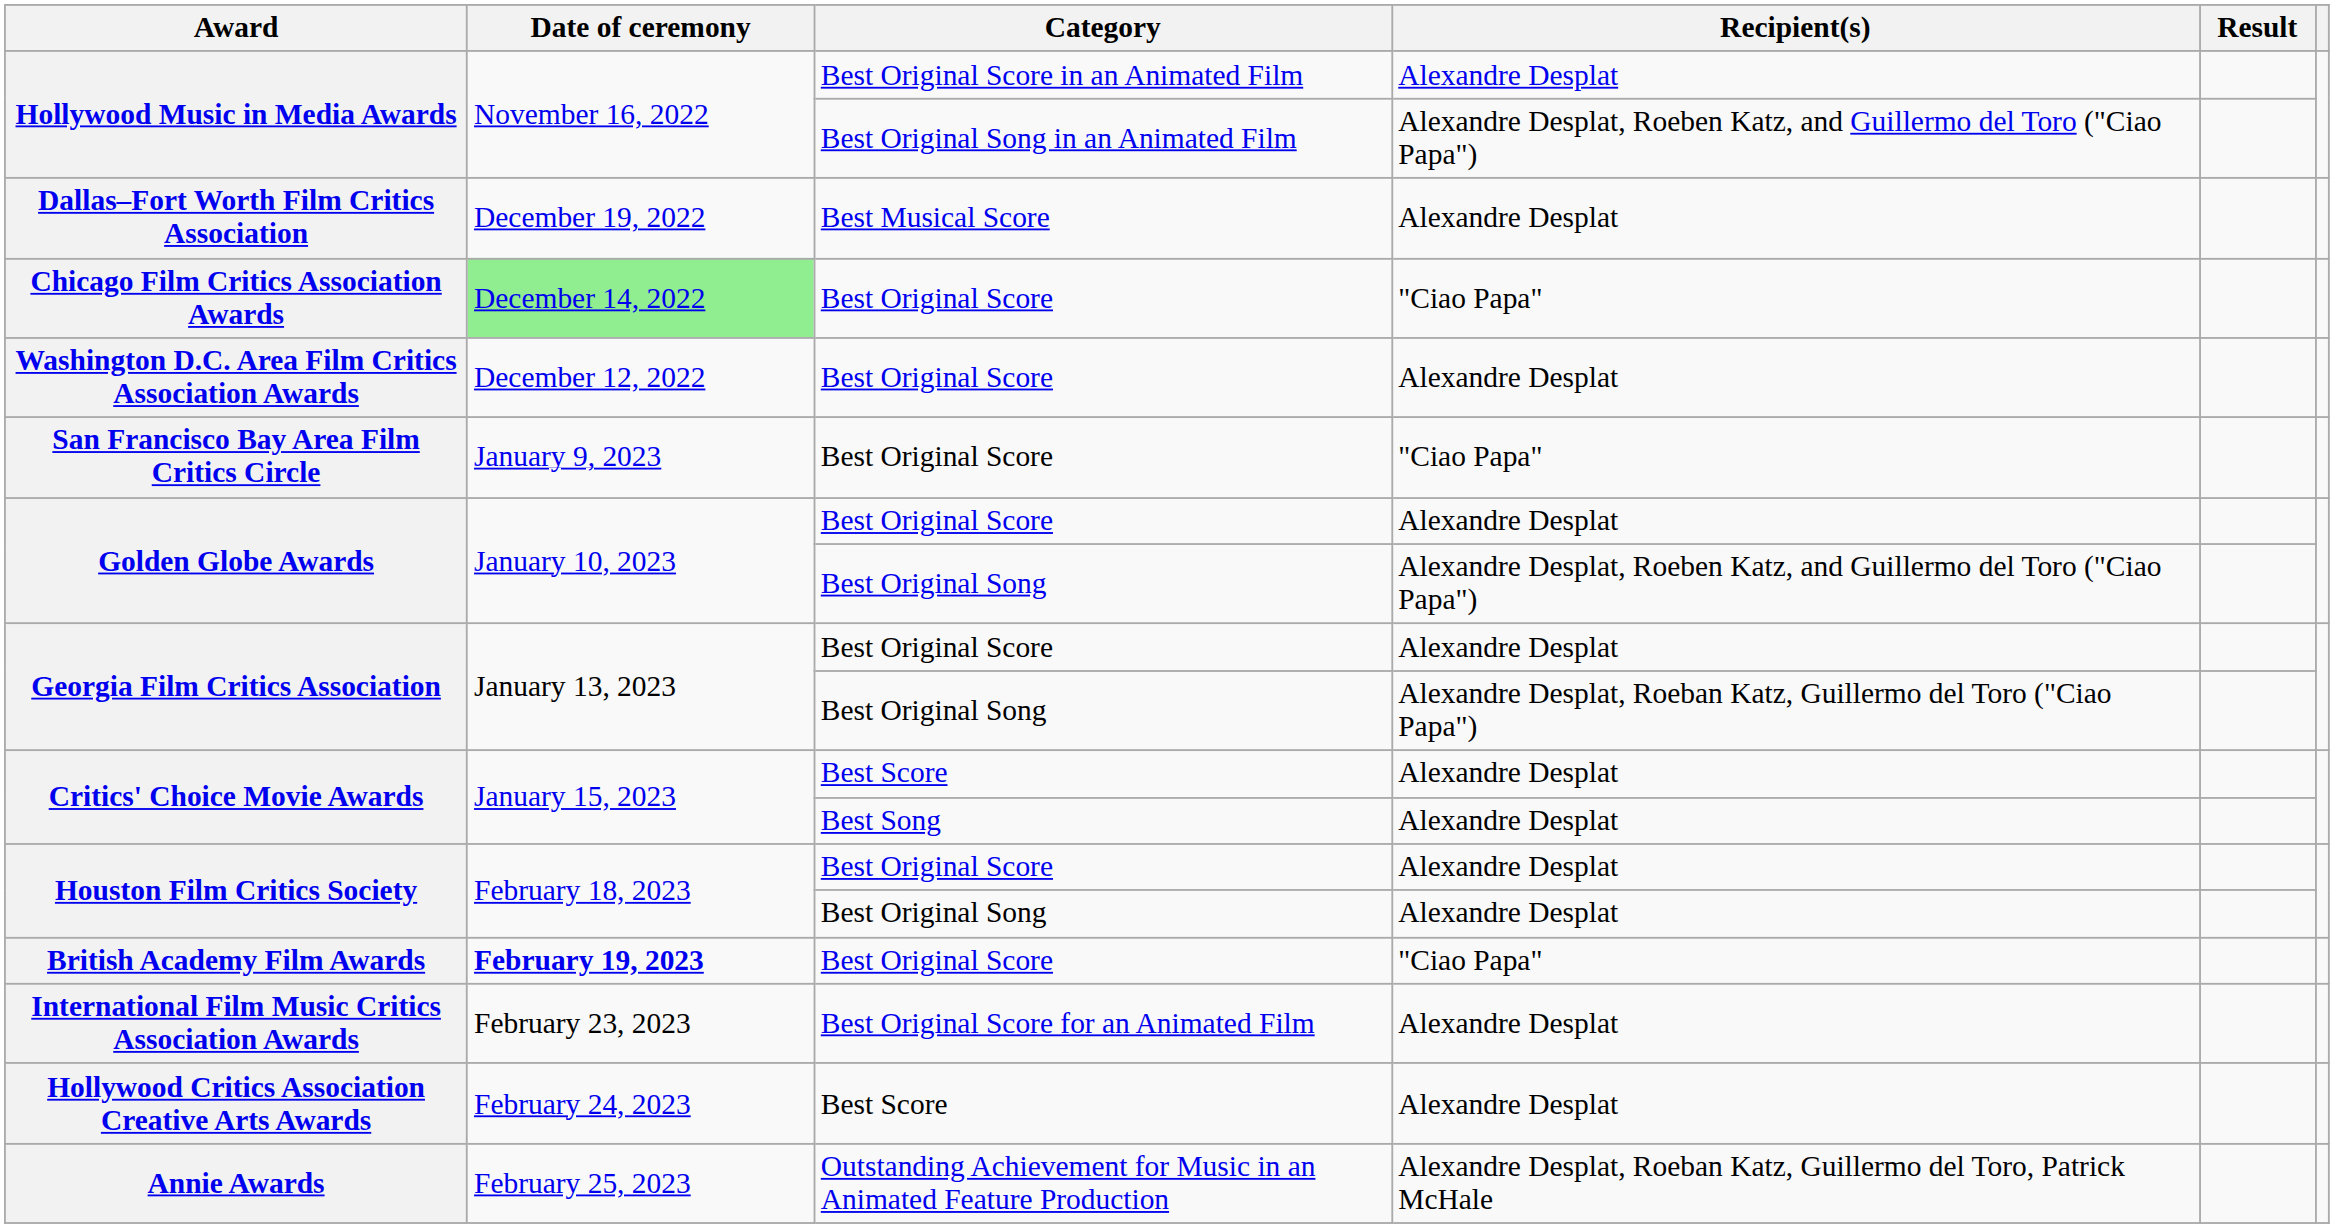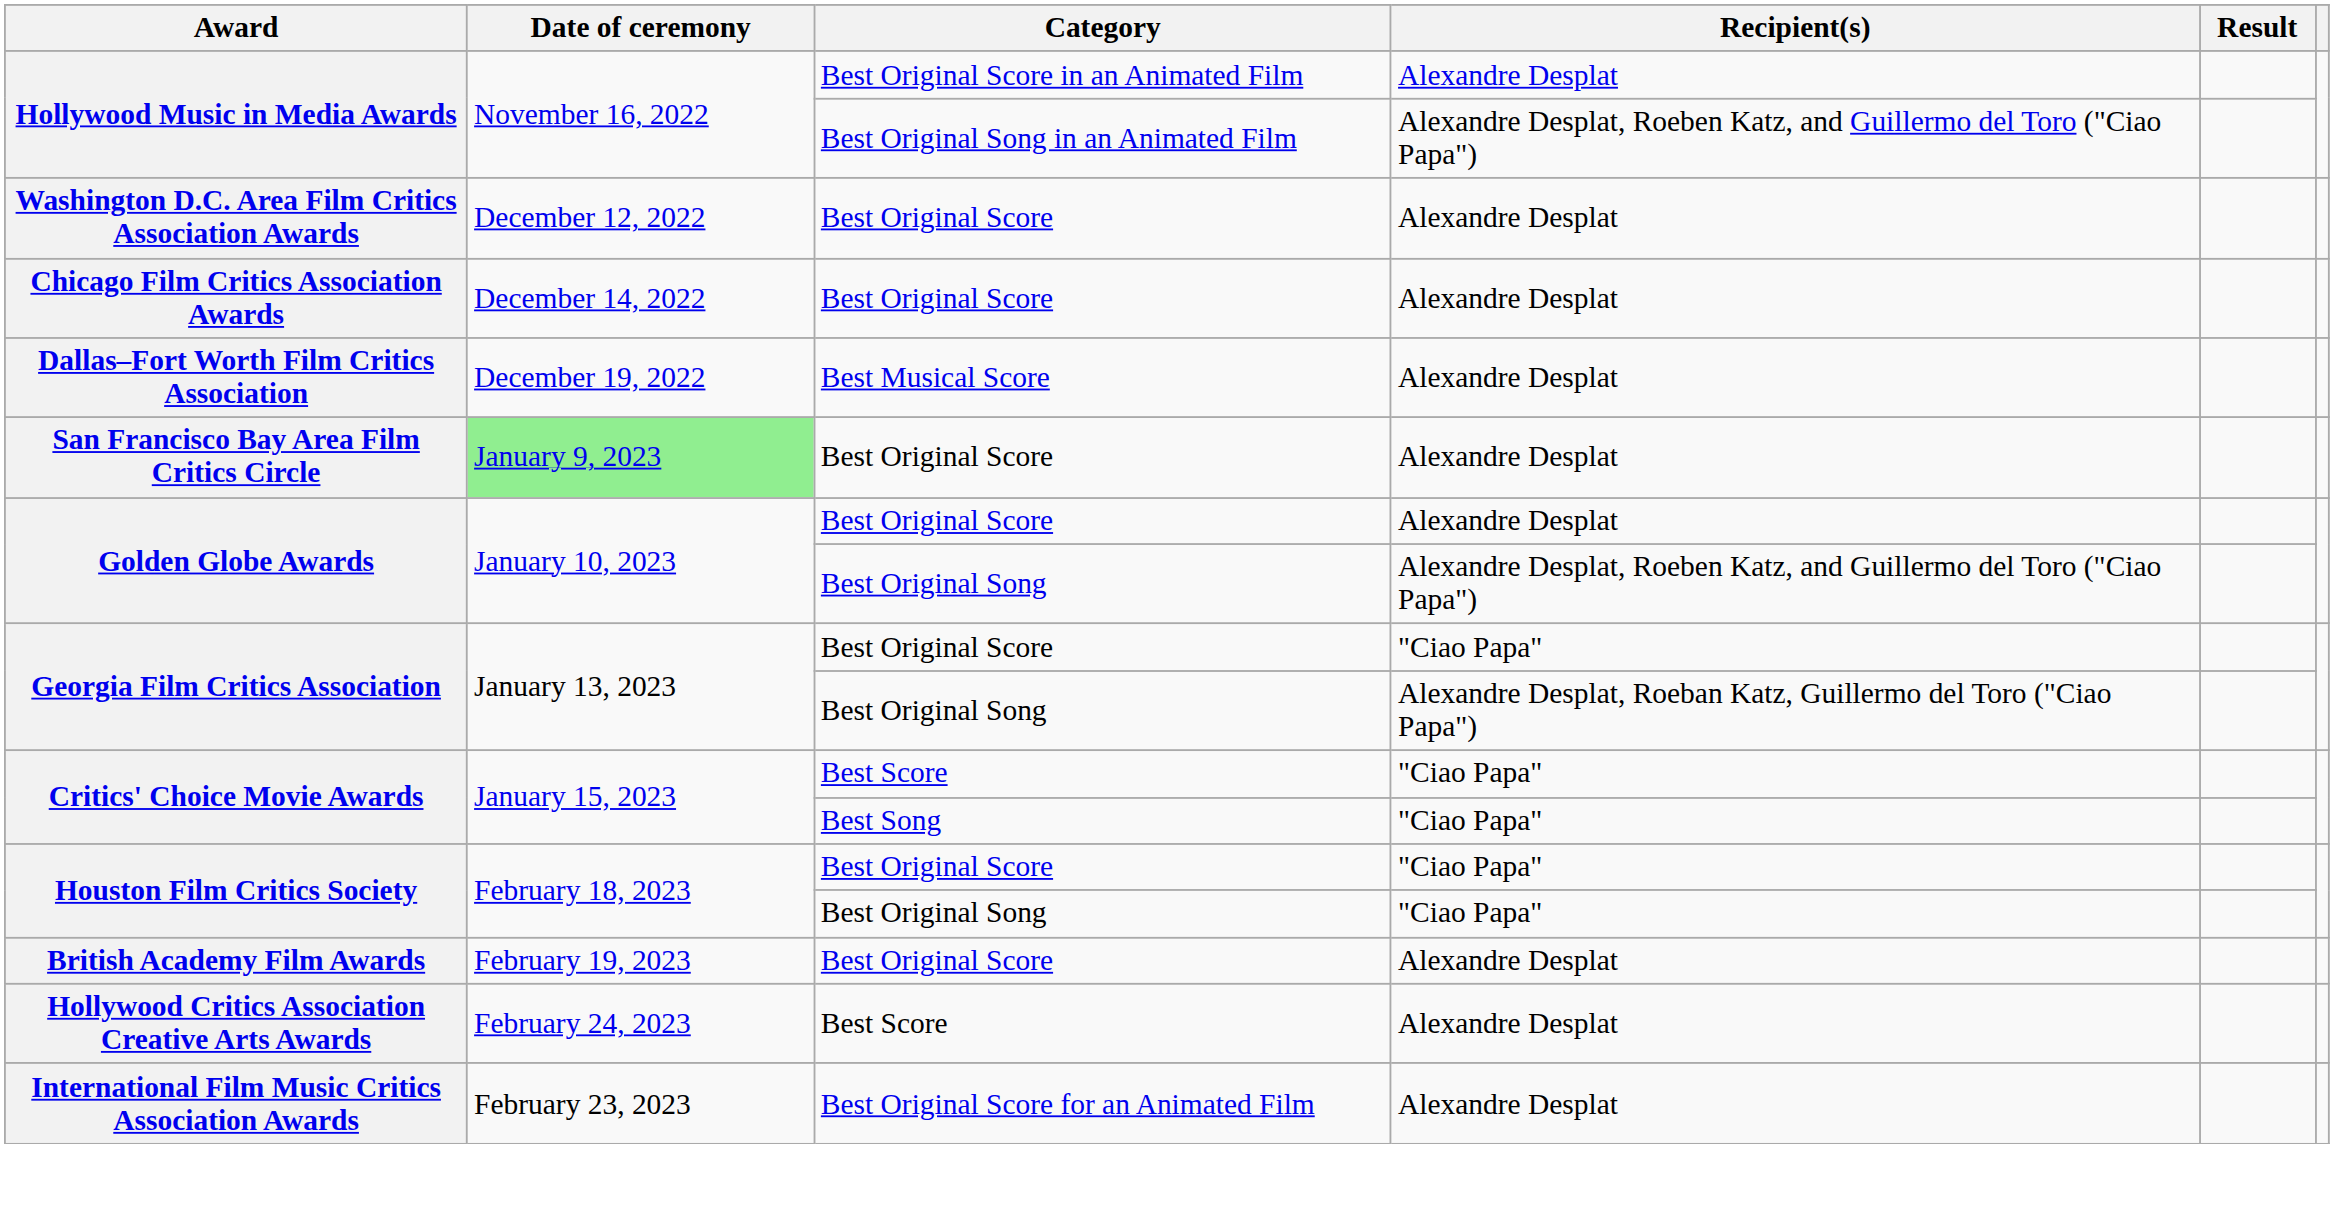rows swapped: (236, 377) <-> (236, 217)
(590, 297) lightgreen background -> (590, 297) no background
(1470, 297) "Ciao Papa" -> (1508, 297) Alexandre Desplat
(568, 457) no background -> (568, 457) lightgreen background
(1470, 457) "Ciao Papa" -> (1508, 457) Alexandre Desplat
(1508, 646) Alexandre Desplat -> (1470, 646) "Ciao Papa"
(1508, 773) Alexandre Desplat -> (1470, 773) "Ciao Papa"
(1508, 819) Alexandre Desplat -> (1470, 819) "Ciao Papa"
(1508, 866) Alexandre Desplat -> (1470, 866) "Ciao Papa"
(1508, 913) Alexandre Desplat -> (1470, 913) "Ciao Papa"
(589, 960) bold -> (582, 960) normal
(1470, 960) "Ciao Papa" -> (1508, 960) Alexandre Desplat
rows swapped: (236, 1023) <-> (236, 1103)
- row: (236, 1182)
